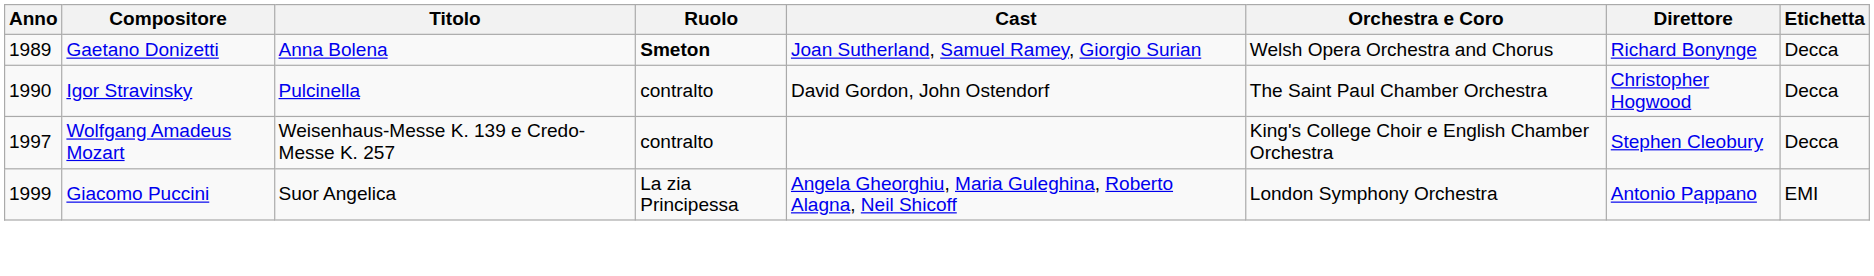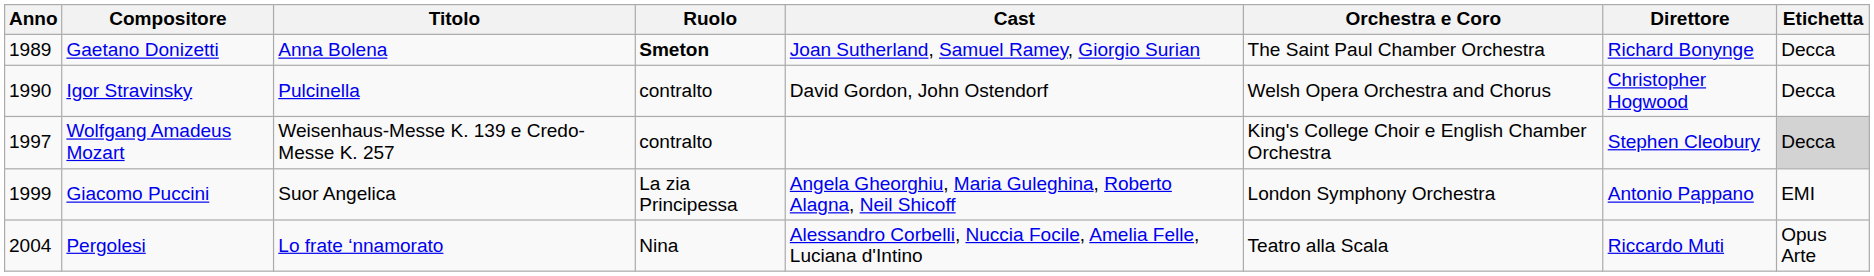(1402, 49) Welsh Opera Orchestra and Chorus -> (1396, 49) The Saint Paul Chamber Orchestra
(1399, 90) The Saint Paul Chamber Orchestra -> (1399, 90) Welsh Opera Orchestra and Chorus
(1811, 142) no background -> (1808, 142) lightgrey background
+ row: (106, 245)
